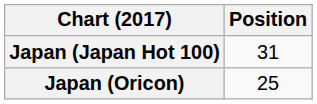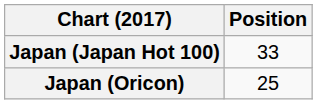(268, 51) 31 -> (268, 51) 33
